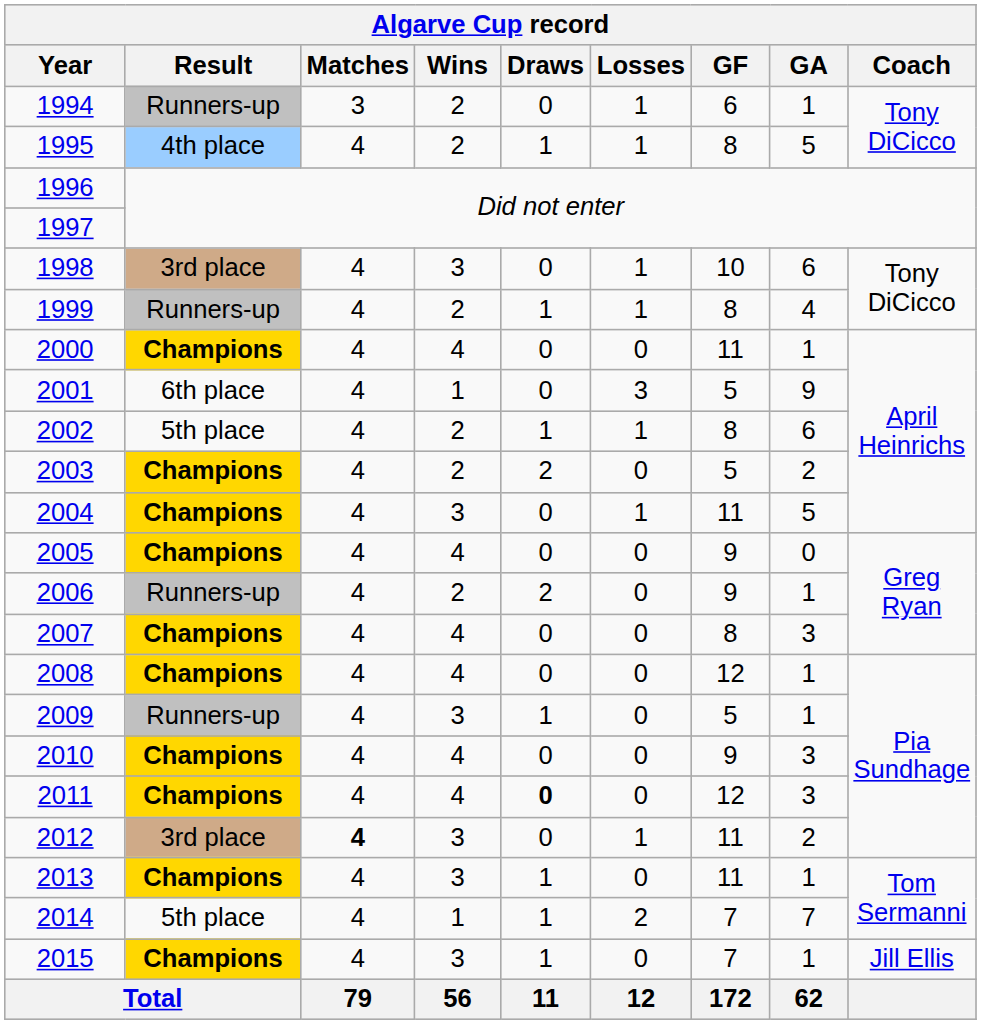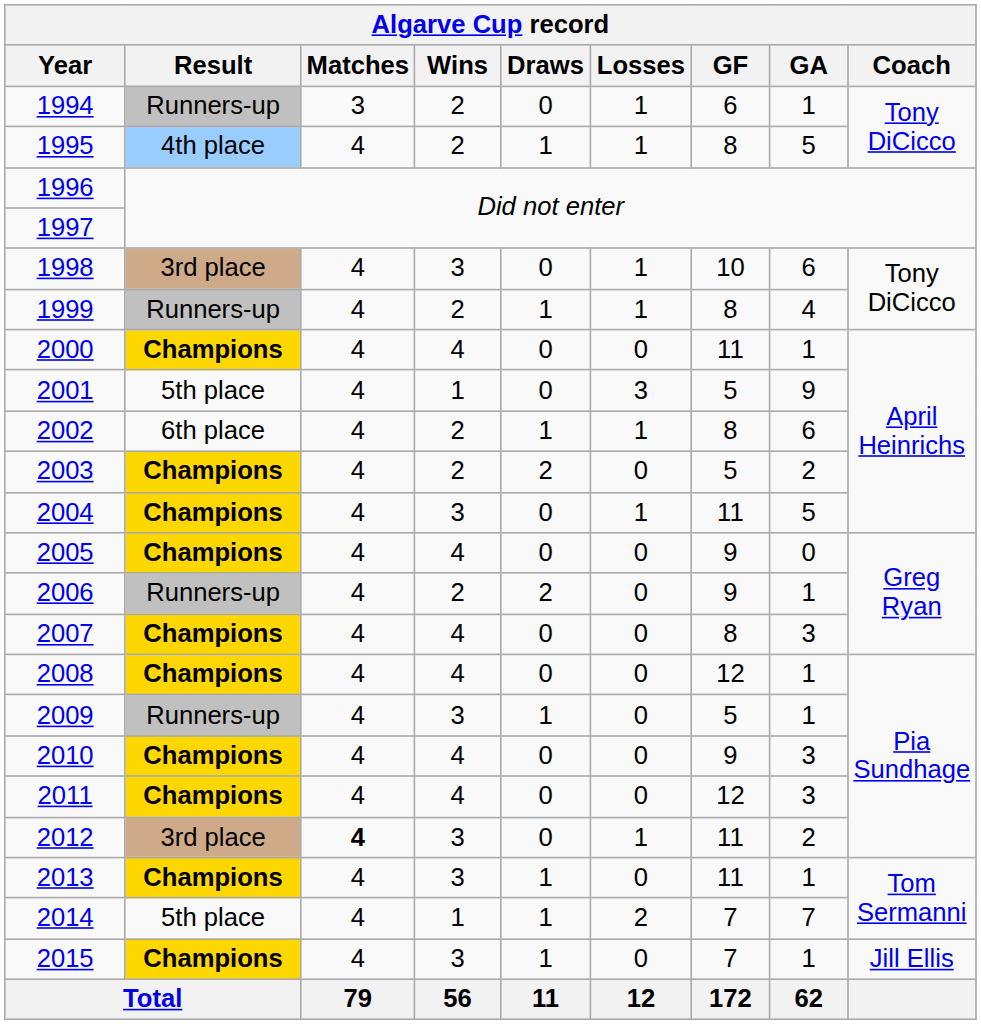(213, 390) 6th place -> (213, 390) 5th place
(213, 430) 5th place -> (213, 430) 6th place
(546, 796) bold -> (546, 796) normal
